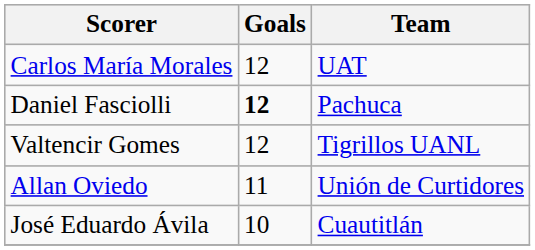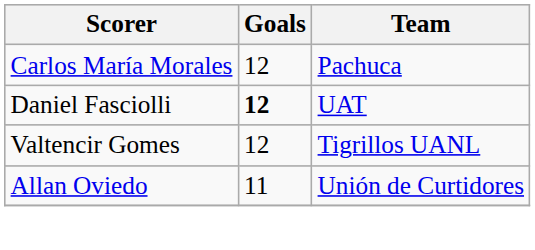(342, 64) UAT -> (360, 64) Pachuca
(360, 104) Pachuca -> (342, 104) UAT
- row: (110, 225)
